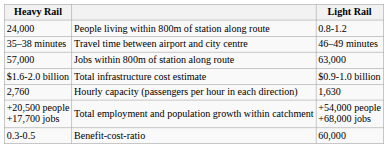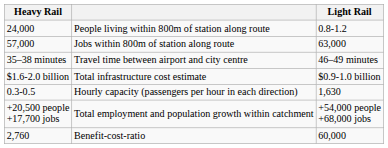rows swapped: (154, 60) <-> (161, 44)
(18, 92) 2,760 -> (21, 92) 0.3-0.5
(21, 135) 0.3-0.5 -> (18, 135) 2,760
